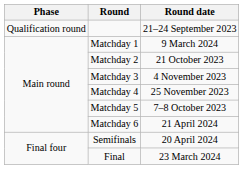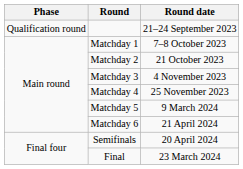(190, 44) 9 March 2024 -> (190, 44) 7–8 October 2023
(190, 108) 7–8 October 2023 -> (190, 108) 9 March 2024
